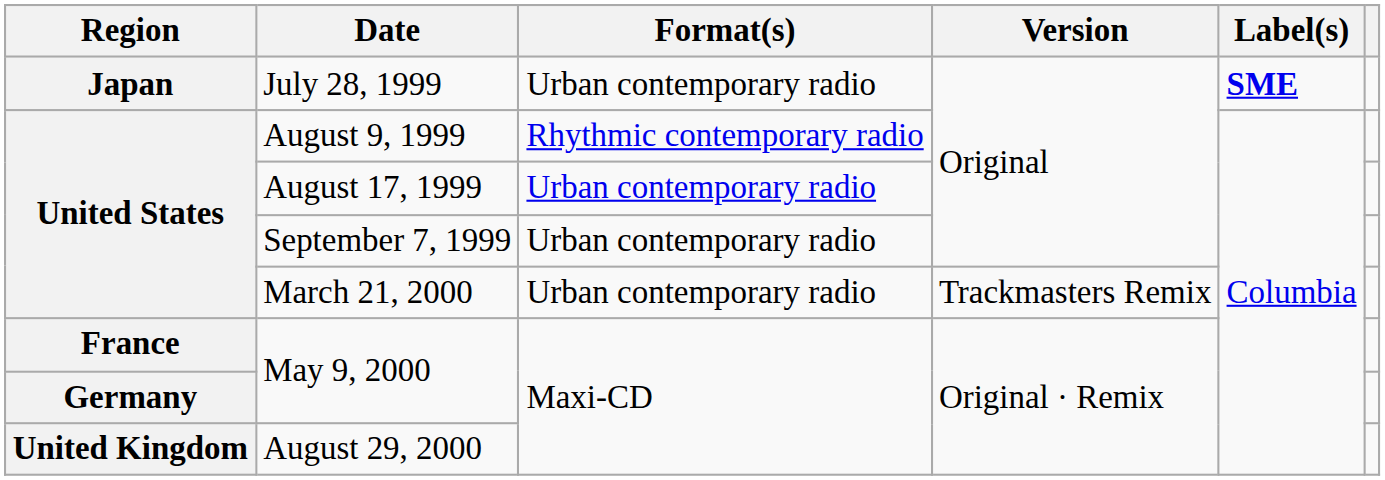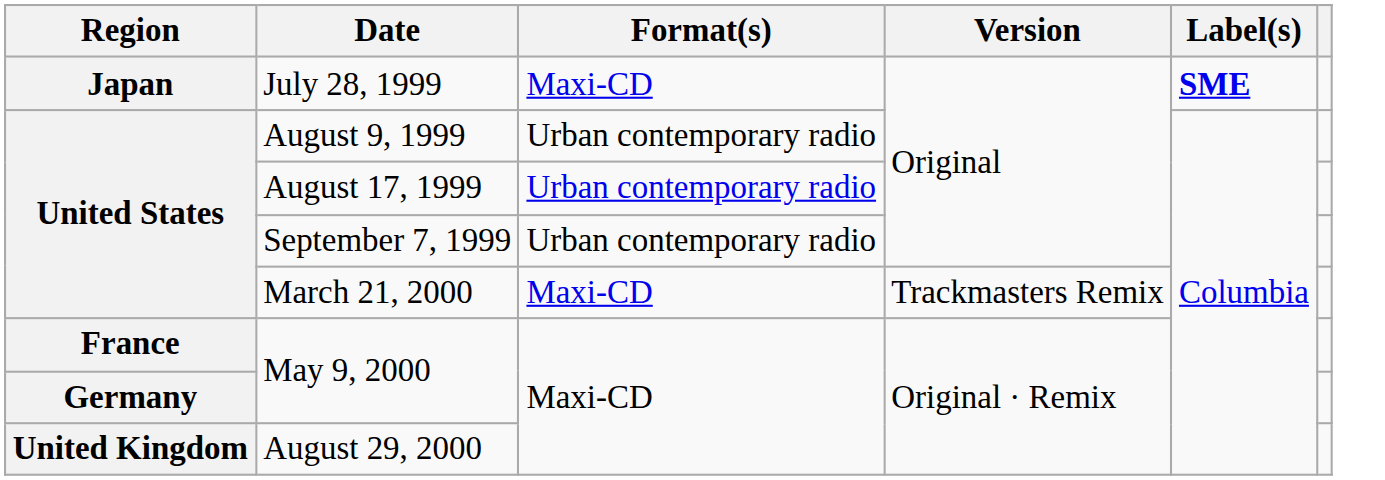(701, 82) Urban contemporary radio -> (590, 82) Maxi-CD
(725, 135) Rhythmic contemporary radio -> (701, 135) Urban contemporary radio
(701, 291) Urban contemporary radio -> (590, 291) Maxi-CD
